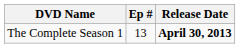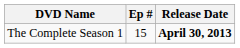(141, 33) 13 -> (141, 33) 15
